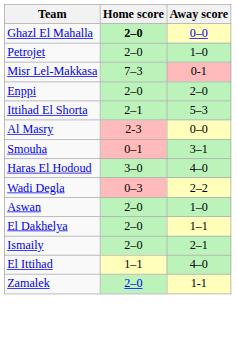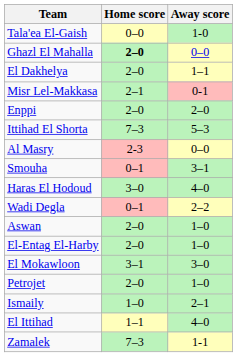+ row: (47, 33)
rows swapped: (26, 52) <-> (37, 226)
(133, 71) 7–3 -> (135, 91) 2–1
(133, 110) 2–1 -> (135, 129) 7–3
(133, 187) 0–3 -> (135, 206) 0–1
+ row: (53, 245)
+ row: (43, 264)
(133, 245) 2–0 -> (135, 303) 1–0
(133, 284) 2–0 -> (135, 341) 7–3
